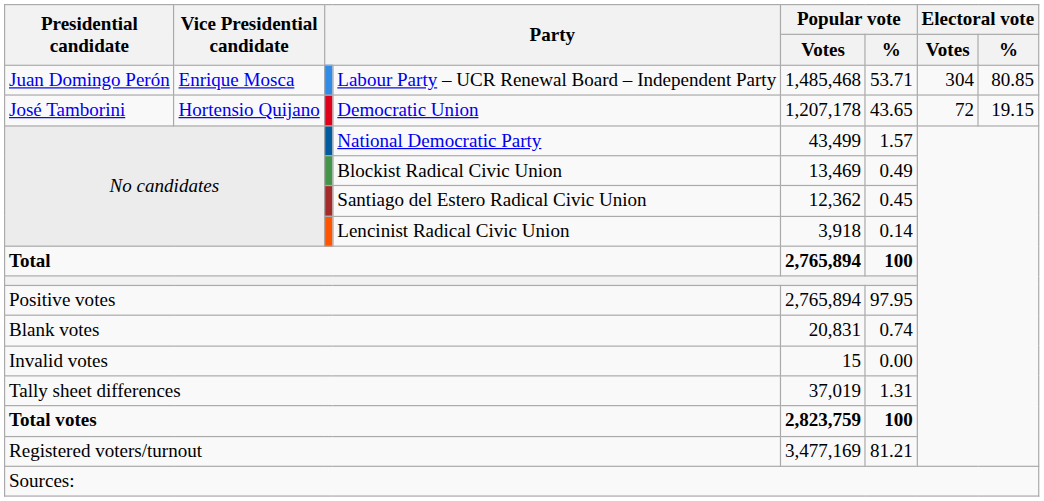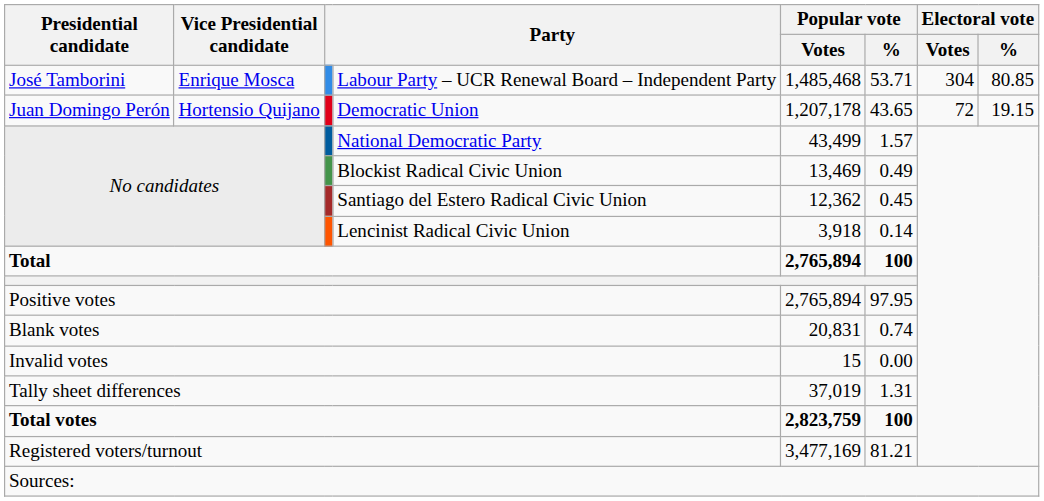(89, 79) Juan Domingo Perón -> (67, 79) José Tamborini
(67, 110) José Tamborini -> (89, 110) Juan Domingo Perón
